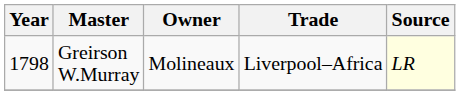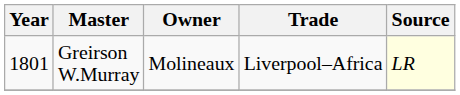(29, 62) 1798 -> (29, 62) 1801
